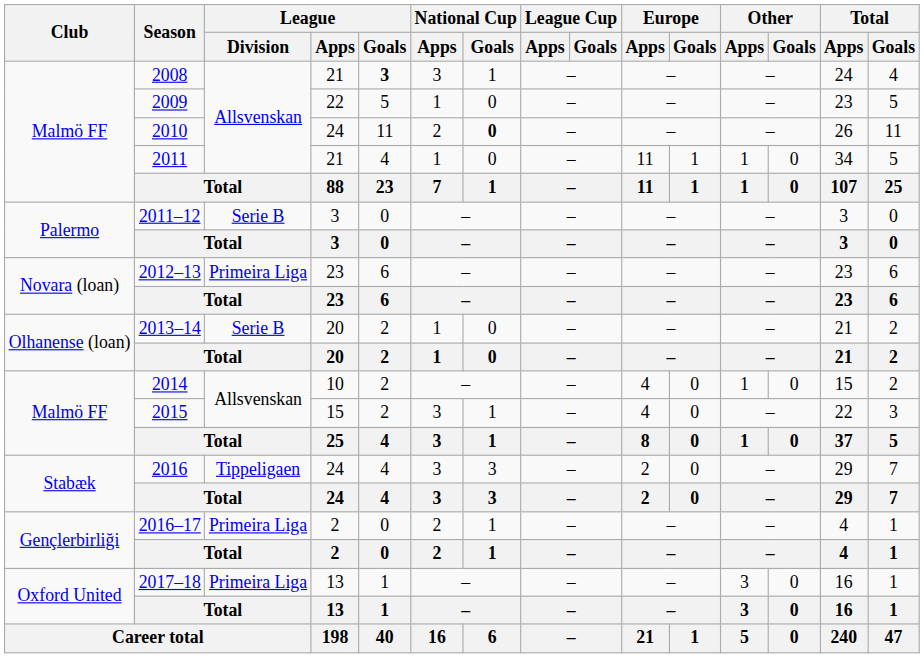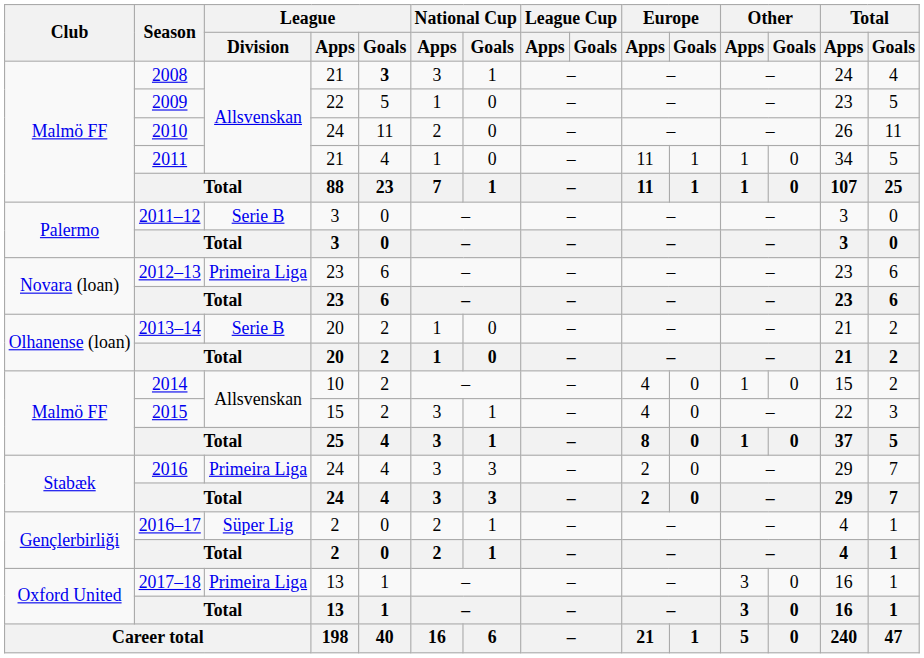(492, 131) bold -> (492, 131) normal
(258, 469) Tippeligaen -> (258, 469) Primeira Liga
(258, 525) Primeira Liga -> (258, 525) Süper Lig
